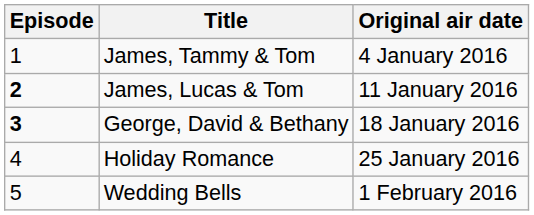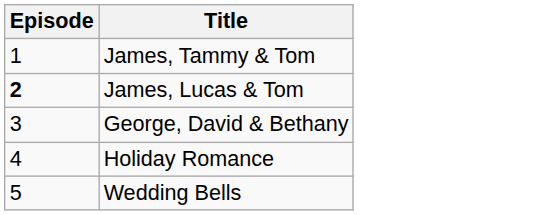- column: (441, 21)
(16, 124) bold -> (16, 124) normal
